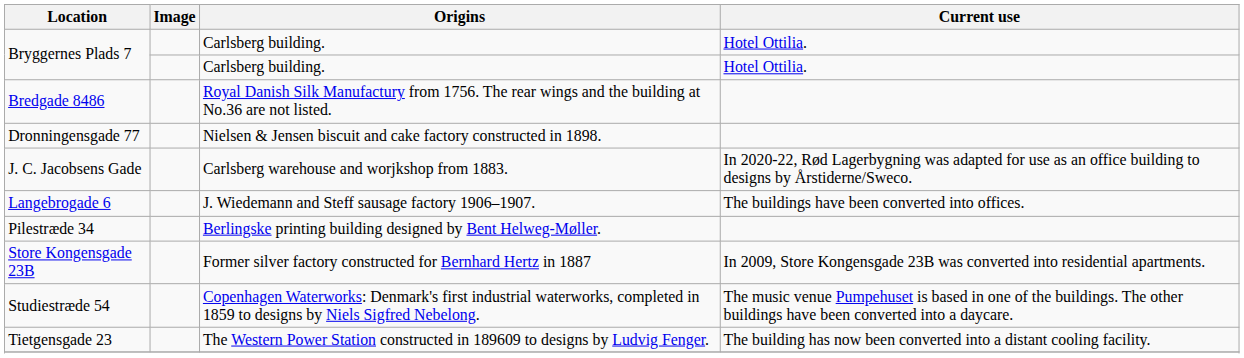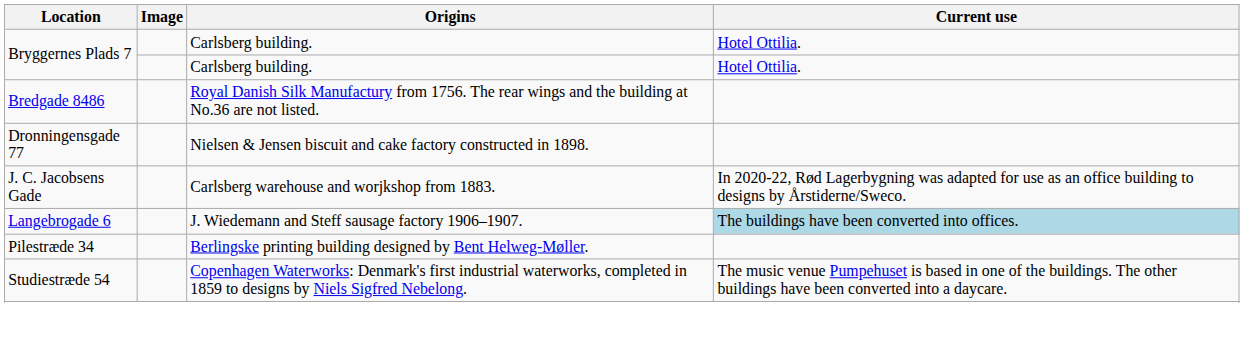(874, 203) no background -> (868, 221) lightblue background
- row: (70, 262)
- row: (60, 339)
